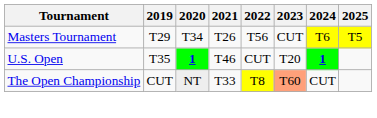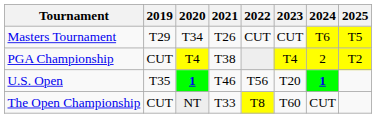(257, 37) T56 -> (257, 37) CUT
+ row: (61, 59)
(257, 59) CUT -> (257, 81) T56
(290, 81) lightsalmon background -> (290, 102) no background
